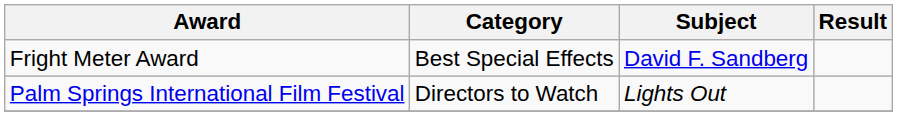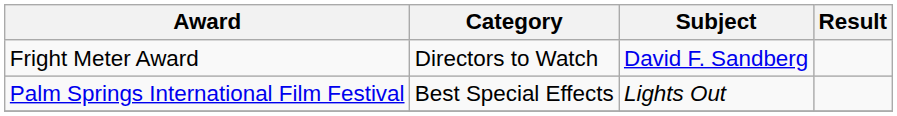(514, 57) Best Special Effects -> (507, 57) Directors to Watch
(507, 93) Directors to Watch -> (514, 93) Best Special Effects
